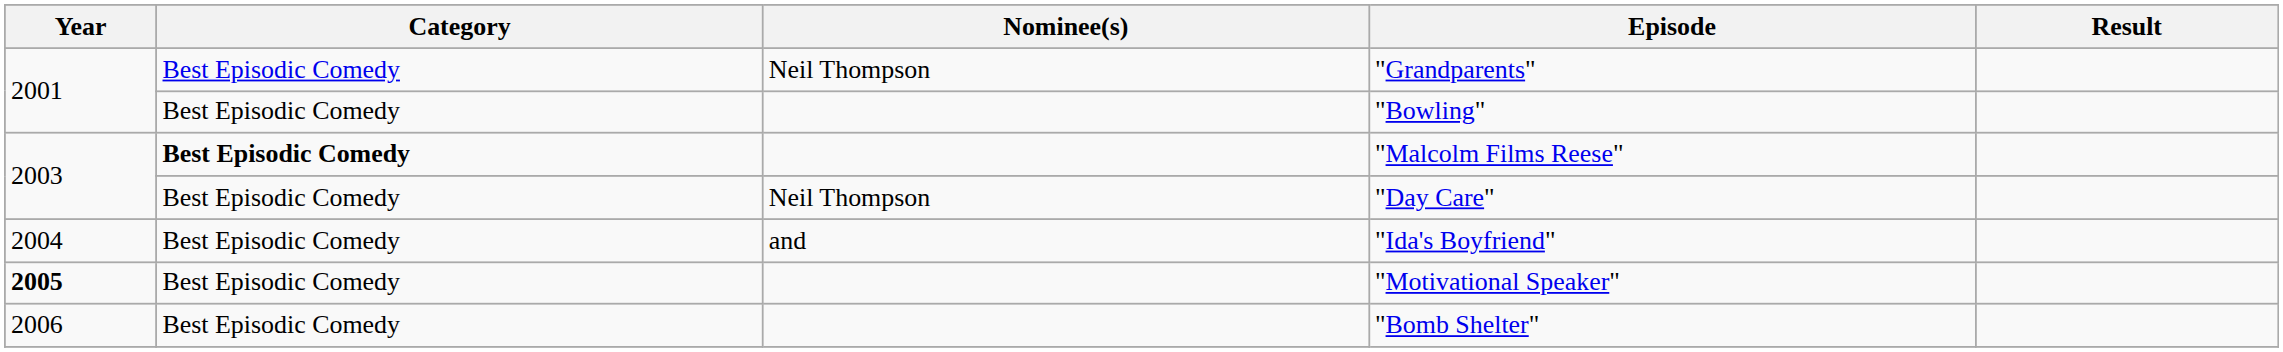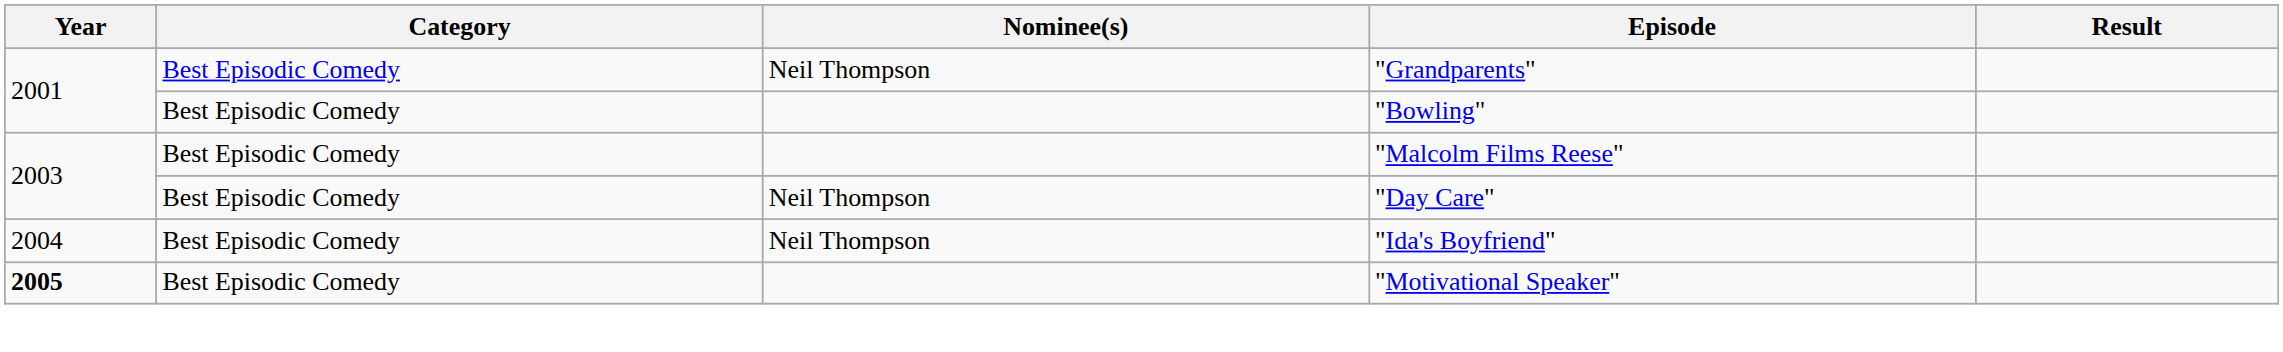(286, 154) bold -> (281, 154) normal
(787, 240) and -> (849, 240) Neil Thompson
- row: (1457, 325)
